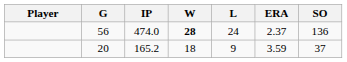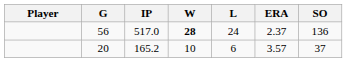(147, 31) 474.0 -> (147, 31) 517.0
(190, 48) 18 -> (190, 48) 10
(233, 48) 9 -> (233, 48) 6
(277, 48) 3.59 -> (277, 48) 3.57
